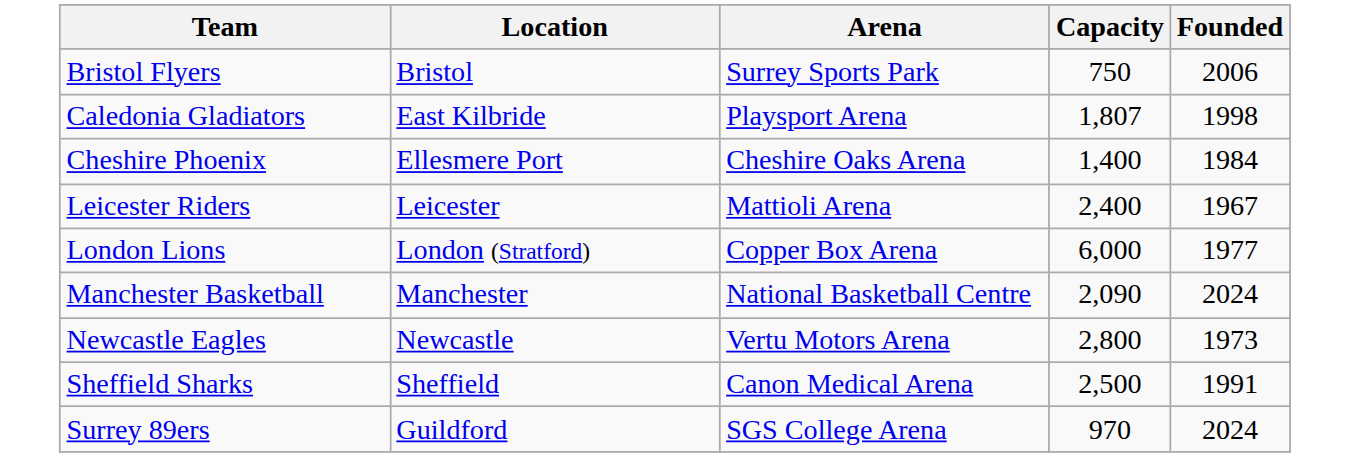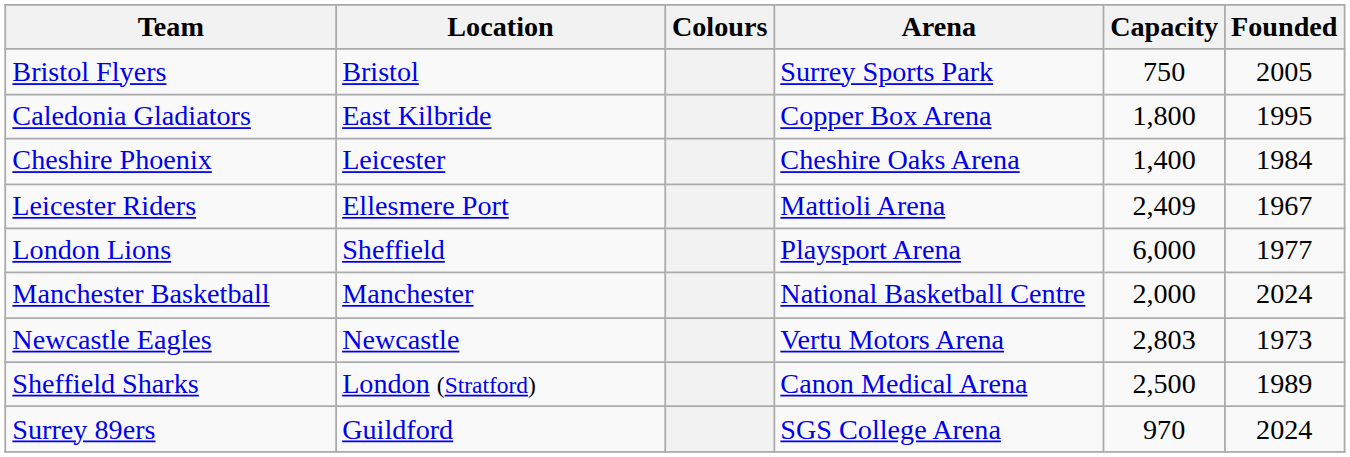+ column: (720, 26)
(1230, 71) 2006 -> (1284, 71) 2005
(816, 116) Playsport Arena -> (886, 116) Copper Box Arena
(1110, 116) 1,807 -> (1164, 116) 1,800
(1230, 116) 1998 -> (1284, 116) 1995
(480, 160) Ellesmere Port -> (394, 160) Leicester
(448, 205) Leicester -> (425, 205) Ellesmere Port
(1110, 205) 2,400 -> (1164, 205) 2,409
(493, 250) London (Stratford) -> (393, 250) Sheffield
(832, 250) Copper Box Arena -> (871, 250) Playsport Arena
(1110, 294) 2,090 -> (1164, 294) 2,000
(1110, 339) 2,800 -> (1164, 339) 2,803
(448, 384) Sheffield -> (439, 384) London (Stratford)
(1230, 384) 1991 -> (1284, 384) 1989
